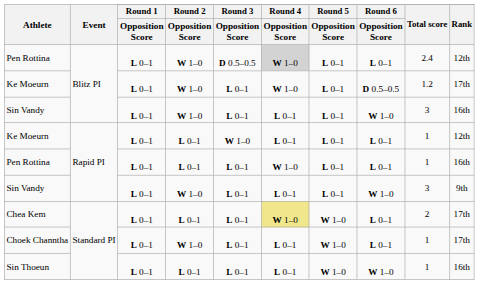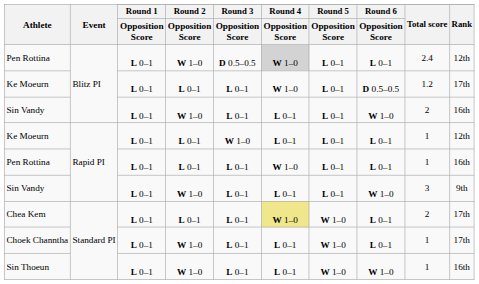(190, 89) W 1–0 -> (190, 89) L 0–1
(427, 110) 3 -> (427, 110) 2
(190, 272) L 0–1 -> (190, 272) W 1–0
